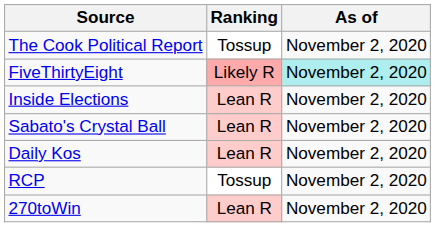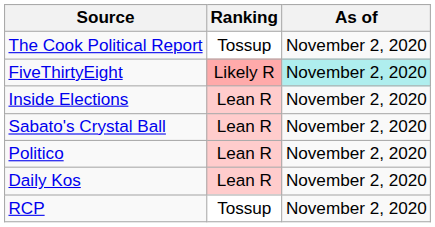+ row: (36, 153)
- row: (45, 208)
